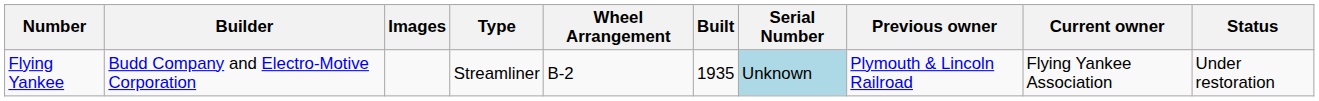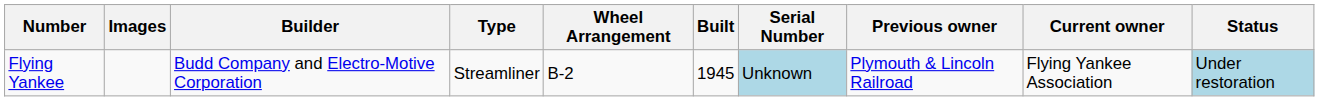columns swapped: (417, 27) <-> (244, 27)
(716, 72) 1935 -> (716, 72) 1945
(1235, 72) no background -> (1235, 72) lightblue background
